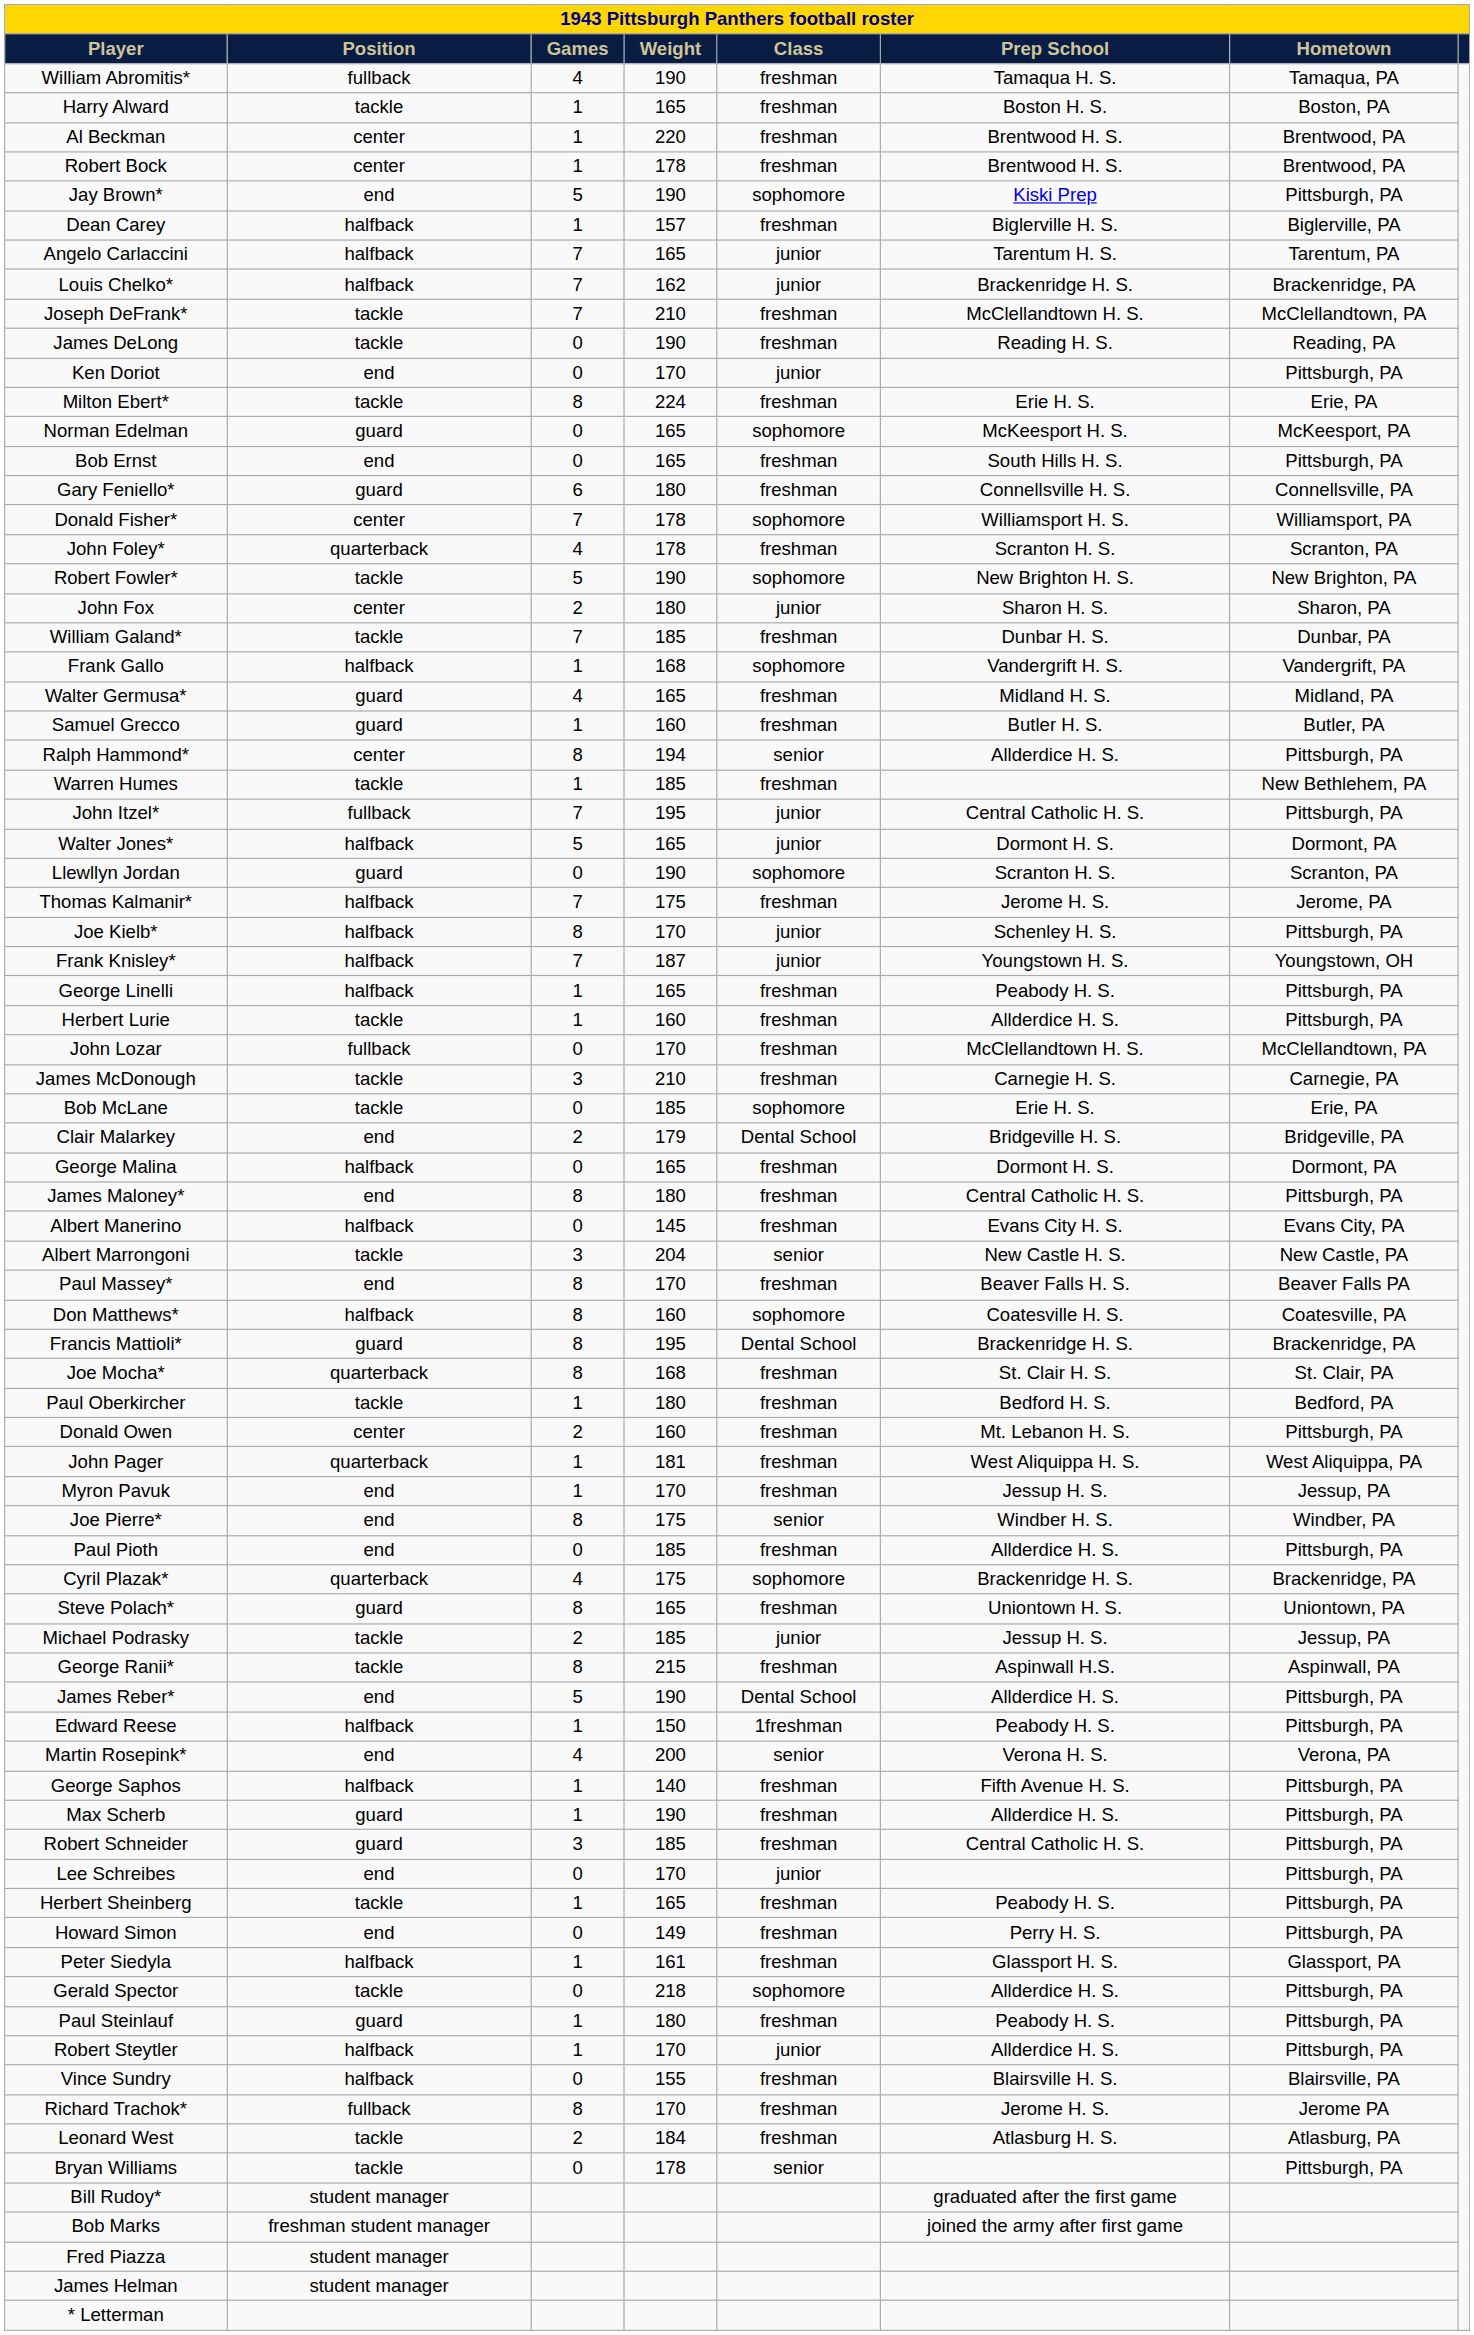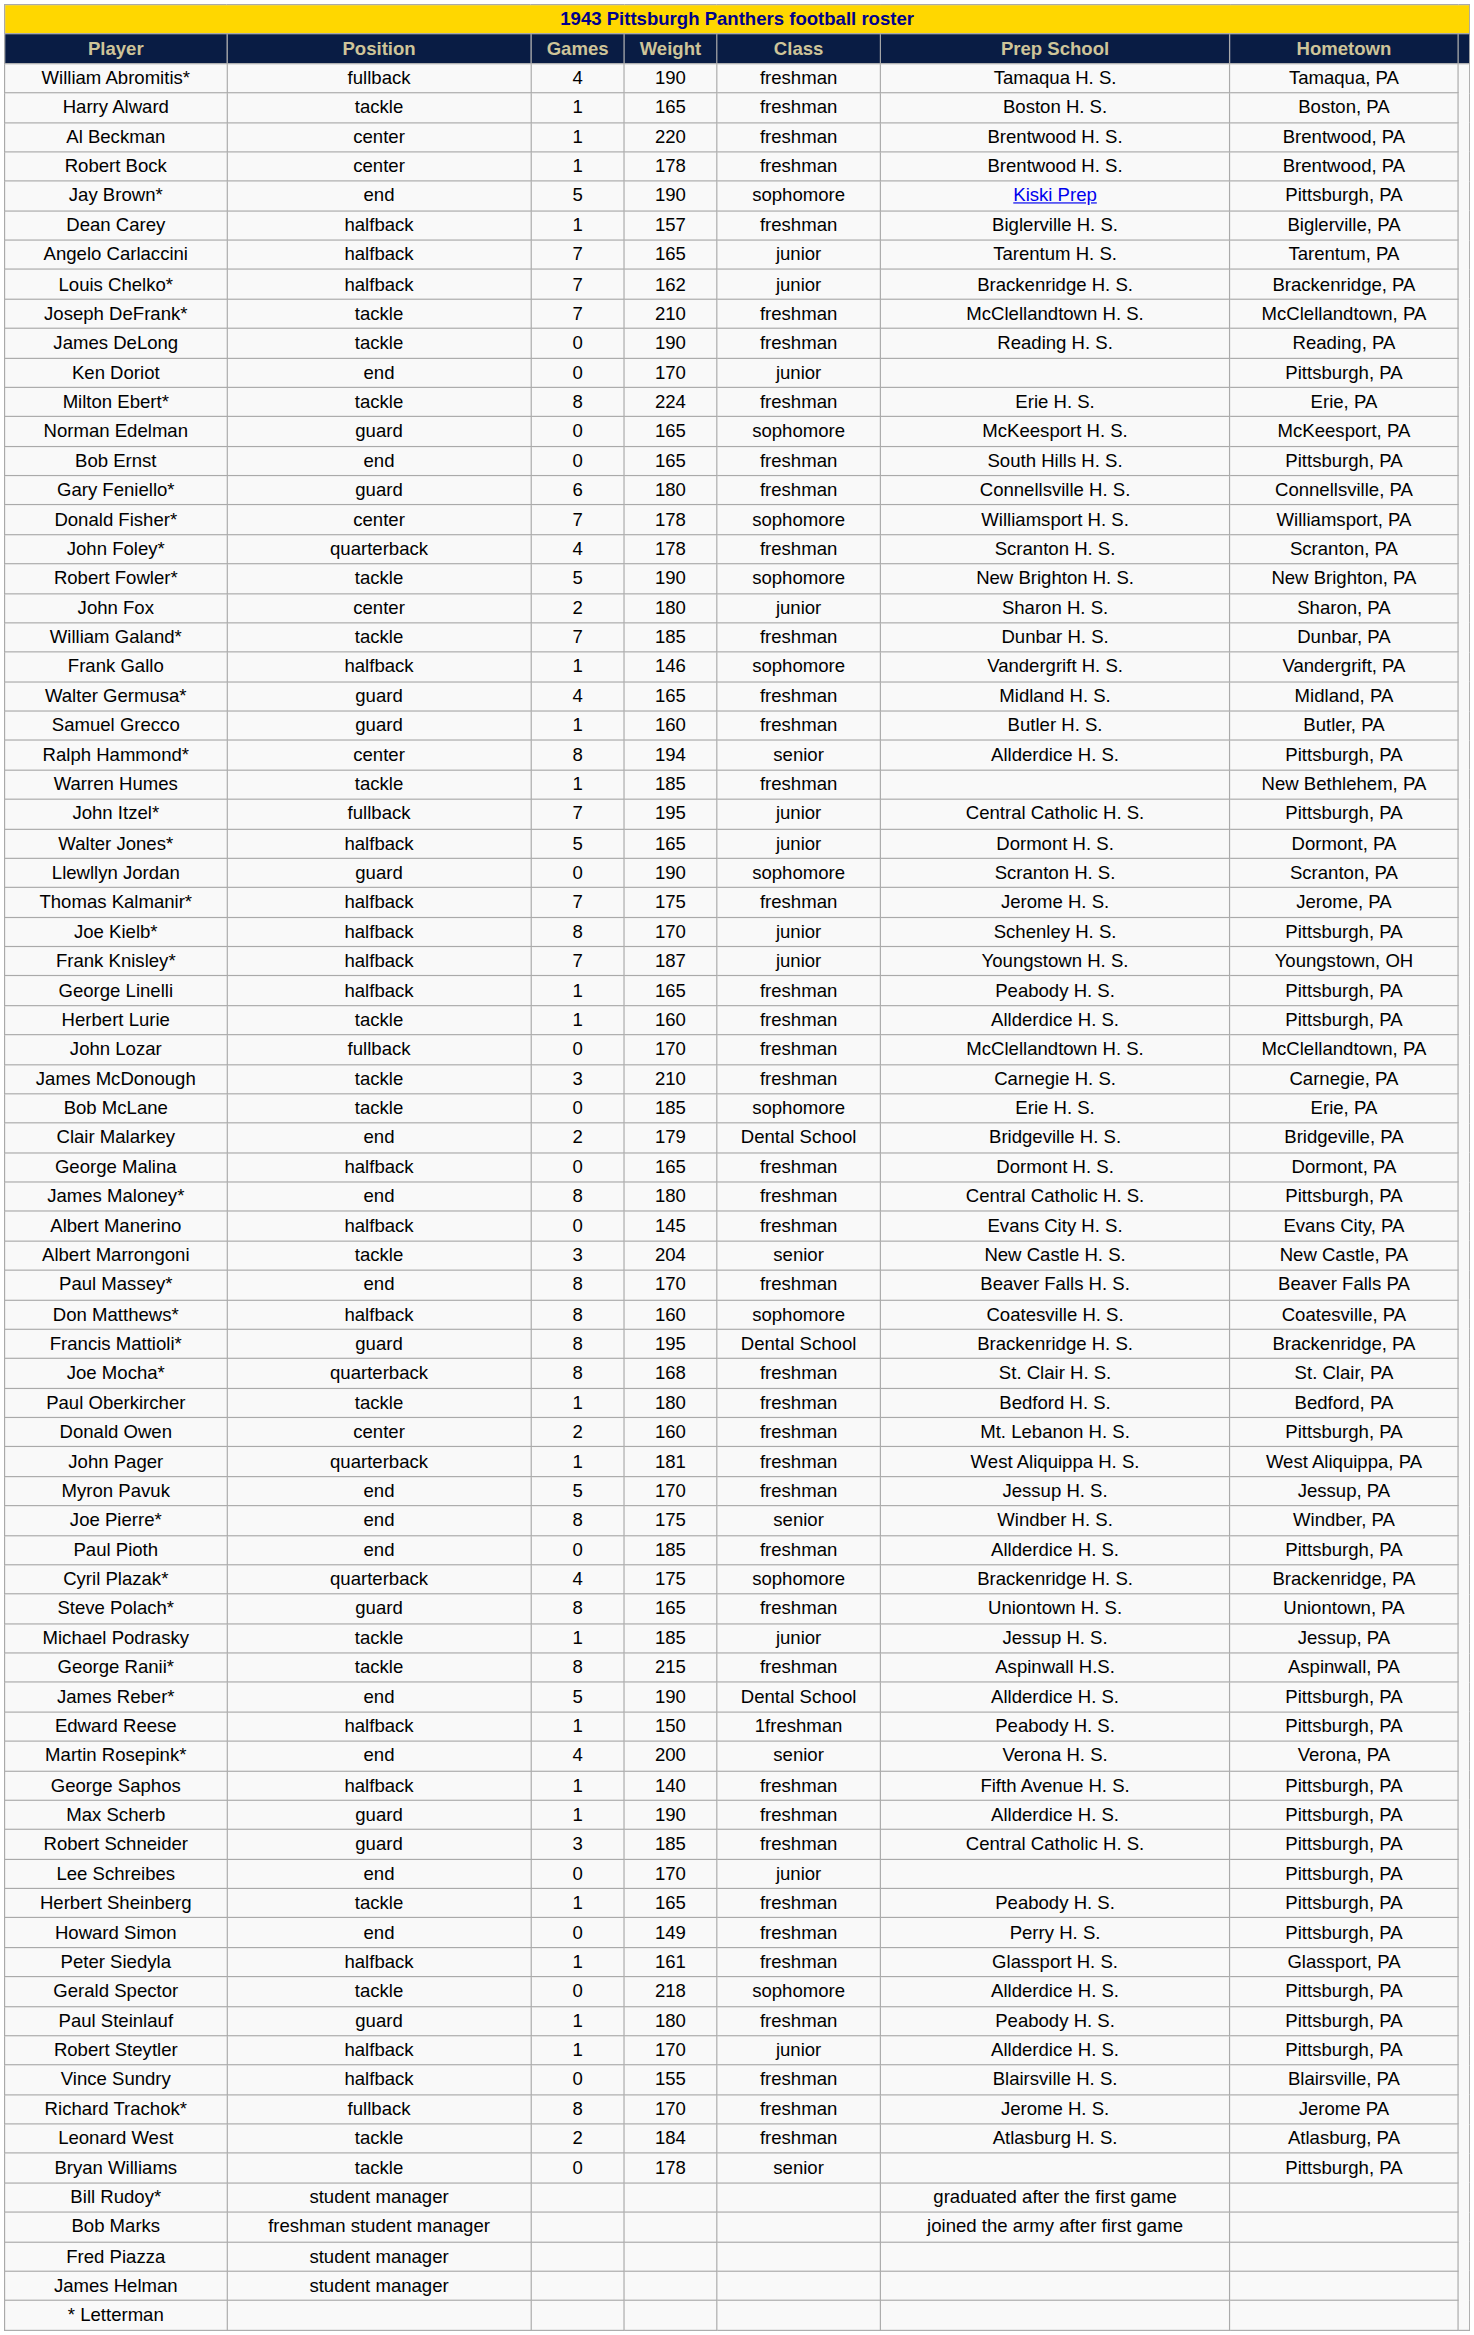(670, 666) 168 -> (670, 666) 146
(578, 1490) 1 -> (578, 1490) 5
(578, 1638) 2 -> (578, 1638) 1
